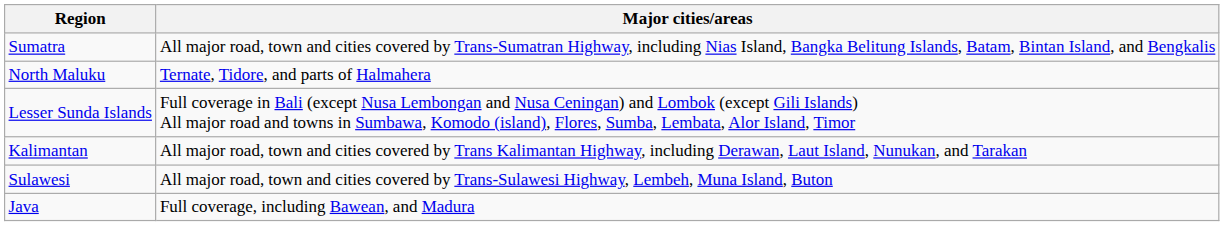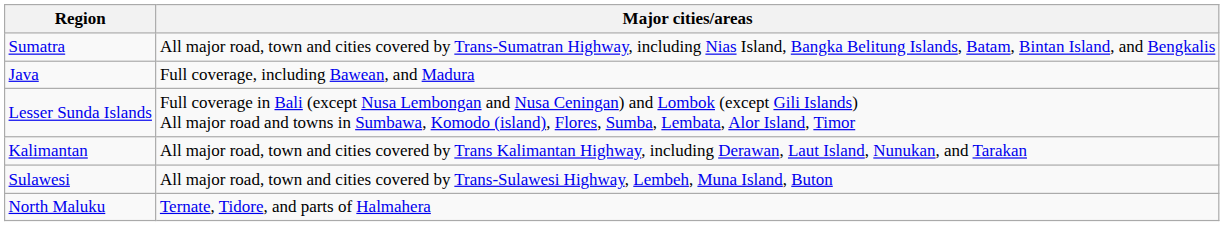rows swapped: (24, 207) <-> (57, 74)
